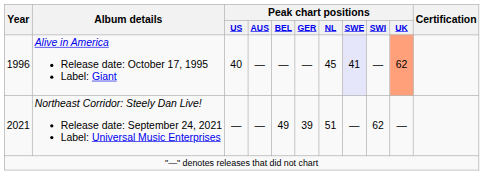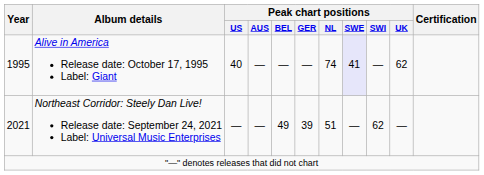(18, 65) 1996 -> (18, 65) 1995
(331, 65) 45 -> (331, 65) 74
(402, 65) lightsalmon background -> (402, 65) no background
